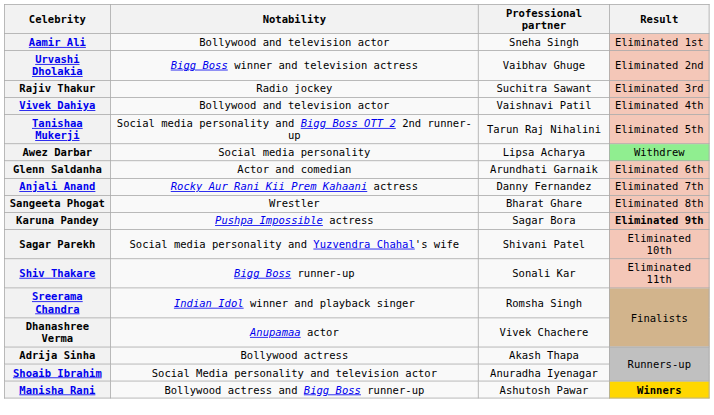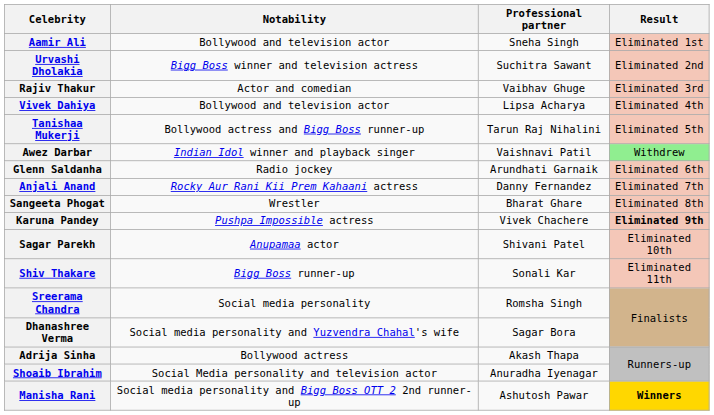(544, 66) Vaibhav Ghuge -> (544, 66) Suchitra Sawant
(294, 89) Radio jockey -> (294, 89) Actor and comedian
(544, 89) Suchitra Sawant -> (544, 89) Vaibhav Ghuge
(544, 106) Vaishnavi Patil -> (544, 106) Lipsa Acharya
(294, 129) Social media personality and Bigg Boss OTT 2 2nd runner-up -> (294, 129) Bollywood actress and Bigg Boss runner-up
(294, 152) Social media personality -> (294, 152) Indian Idol winner and playback singer
(544, 152) Lipsa Acharya -> (544, 152) Vaishnavi Patil
(294, 170) Actor and comedian -> (294, 170) Radio jockey
(544, 221) Sagar Bora -> (544, 221) Vivek Chachere
(294, 244) Social media personality and Yuzvendra Chahal's wife -> (294, 244) Anupamaa actor
(294, 303) Indian Idol winner and playback singer -> (294, 303) Social media personality
(294, 332) Anupamaa actor -> (294, 332) Social media personality and Yuzvendra Chahal's wife
(544, 332) Vivek Chachere -> (544, 332) Sagar Bora
(294, 390) Bollywood actress and Bigg Boss runner-up -> (294, 396) Social media personality and Bigg Boss OTT 2 2nd runner-up
